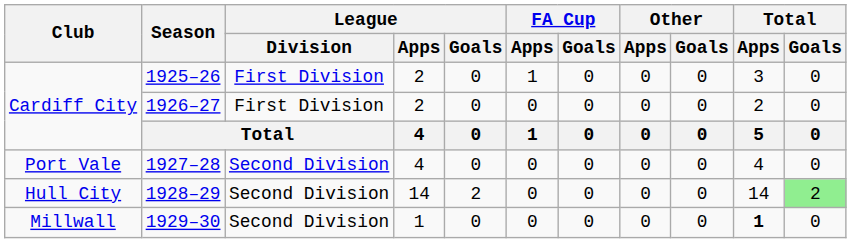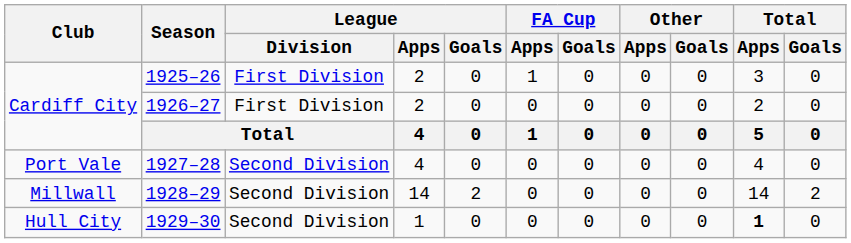(73, 193) Hull City -> (73, 193) Millwall
(815, 193) lightgreen background -> (815, 193) no background
(73, 222) Millwall -> (73, 222) Hull City
